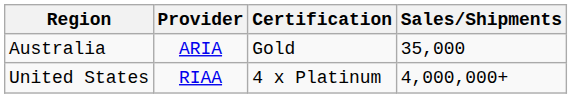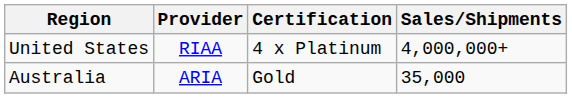rows swapped: (57, 49) <-> (79, 78)
